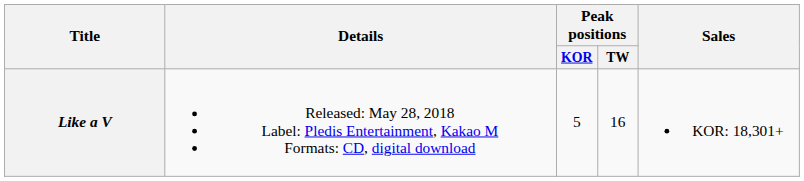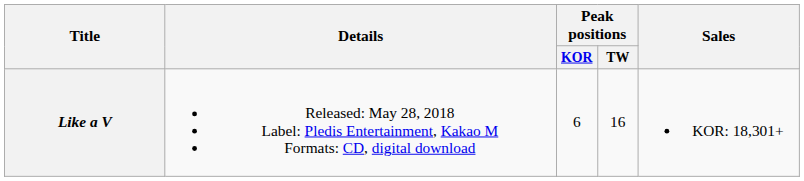(577, 122) 5 -> (577, 122) 6
